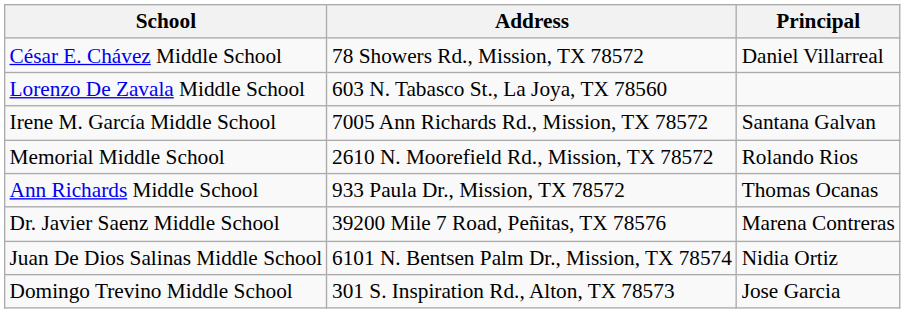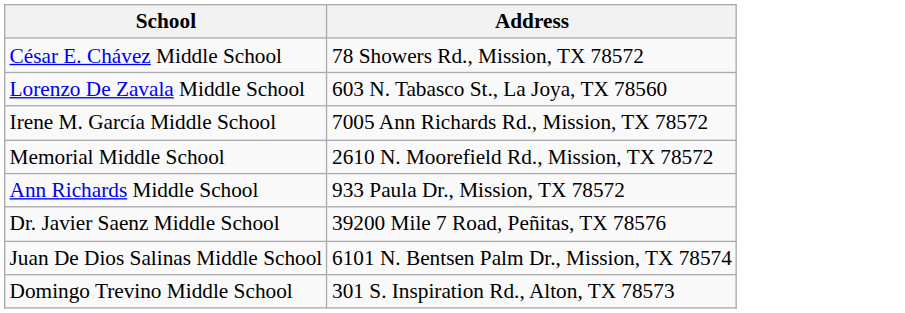- column: (818, 21)
